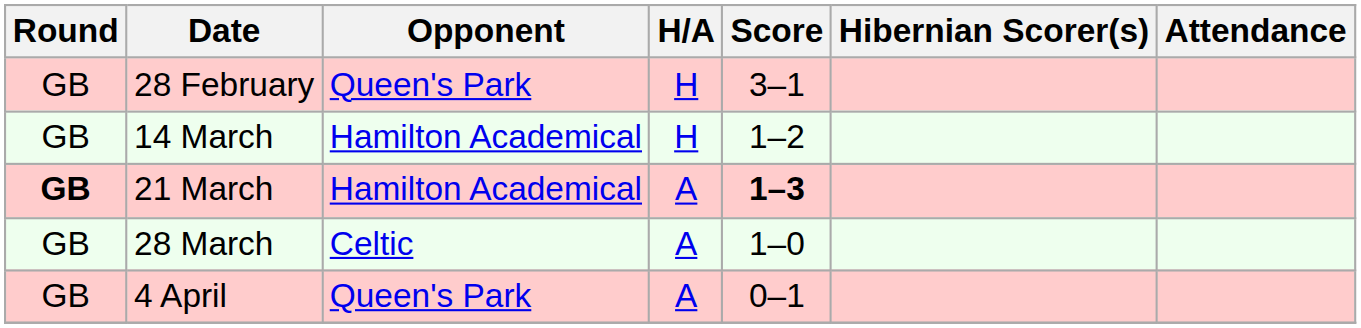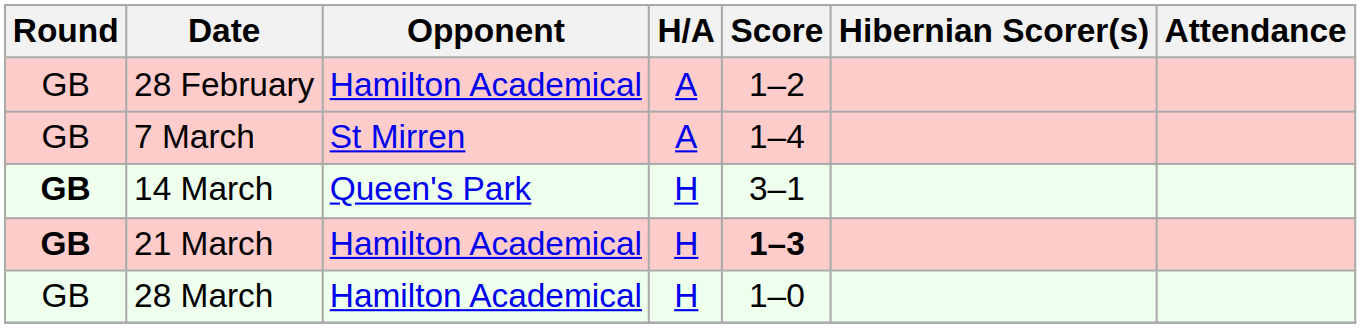(431, 84) Queen's Park -> (486, 84) Hamilton Academical
(686, 84) H -> (686, 84) A
(777, 84) 3–1 -> (777, 84) 1–2
+ row: (194, 137)
(66, 137) normal -> (66, 190) bold
(486, 137) Hamilton Academical -> (431, 190) Queen's Park
(777, 137) 1–2 -> (777, 190) 3–1
(686, 190) A -> (686, 243) H
(372, 243) Celtic -> (486, 296) Hamilton Academical
(686, 243) A -> (686, 296) H
- row: (181, 296)
